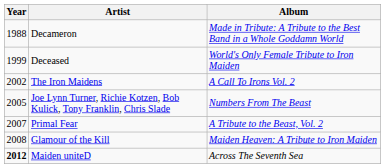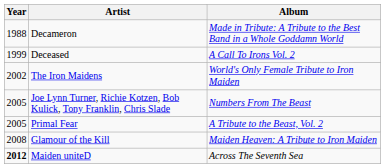(281, 60) World's Only Female Tribute to Iron Maiden -> (252, 54) A Call To Irons Vol. 2
(252, 81) A Call To Irons Vol. 2 -> (281, 76) World's Only Female Tribute to Iron Maiden
(17, 124) 2007 -> (17, 124) 2005
